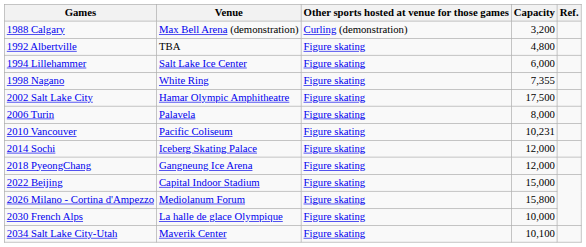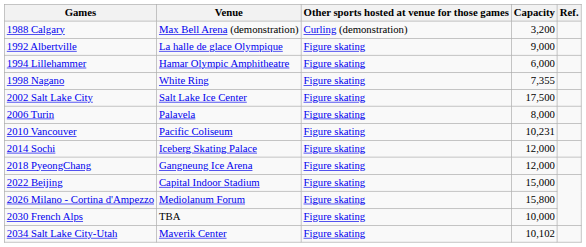(170, 47) TBA -> (221, 47) La halle de glace Olympique
(543, 47) 4,800 -> (543, 47) 9,000
(203, 64) Salt Lake Ice Center -> (224, 64) Hamar Olympic Amphitheatre
(224, 98) Hamar Olympic Amphitheatre -> (203, 98) Salt Lake Ice Center
(221, 217) La halle de glace Olympique -> (170, 217) TBA
(540, 234) 10,100 -> (540, 234) 10,102
